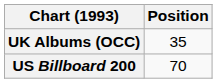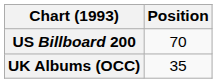rows swapped: (74, 41) <-> (74, 66)
